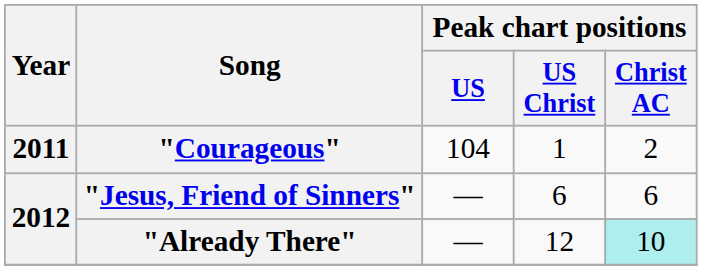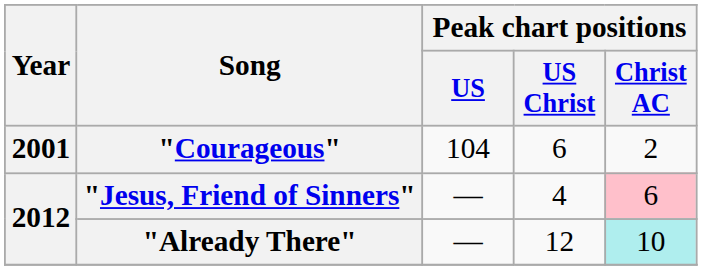(41, 148) 2011 -> (41, 148) 2001
(559, 148) 1 -> (559, 148) 6
(559, 195) 6 -> (559, 195) 4
(651, 195) no background -> (651, 195) pink background
